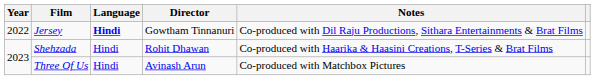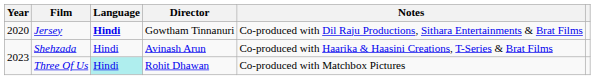(18, 30) 2022 -> (18, 30) 2020
(177, 48) Rohit Dhawan -> (175, 48) Avinash Arun
(106, 65) no background -> (106, 65) paleturquoise background
(175, 65) Avinash Arun -> (177, 65) Rohit Dhawan
